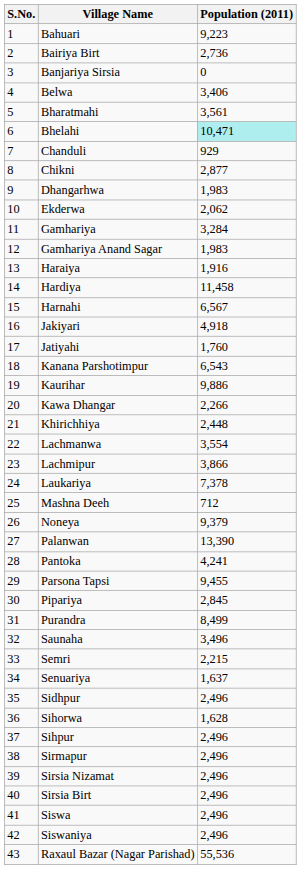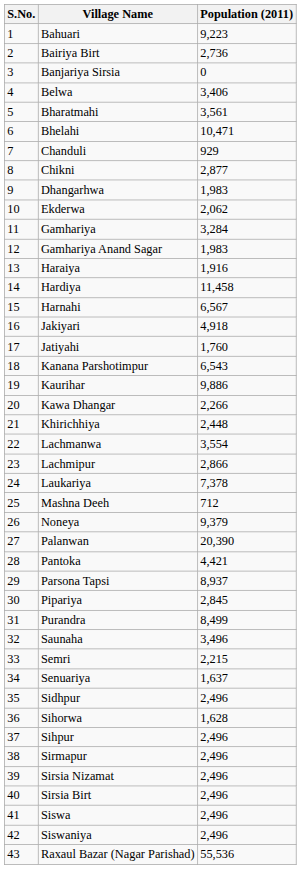(217, 131) paleturquoise background -> (217, 131) no background
(214, 463) 3,866 -> (214, 463) 2,866
(217, 541) 13,390 -> (217, 541) 20,390
(214, 561) 4,241 -> (214, 561) 4,421
(214, 580) 9,455 -> (214, 580) 8,937
